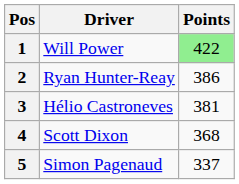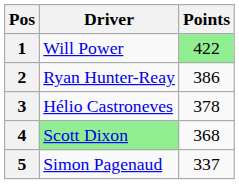(207, 106) 381 -> (207, 106) 378
(86, 135) no background -> (86, 135) lightgreen background
